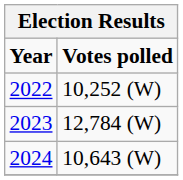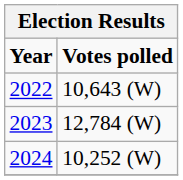(112, 89) 10,252 (W) -> (112, 89) 10,643 (W)
(112, 157) 10,643 (W) -> (112, 157) 10,252 (W)
